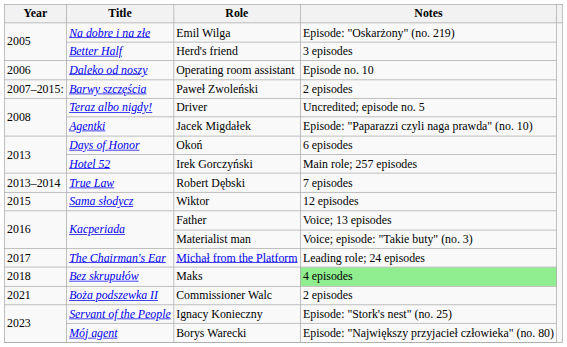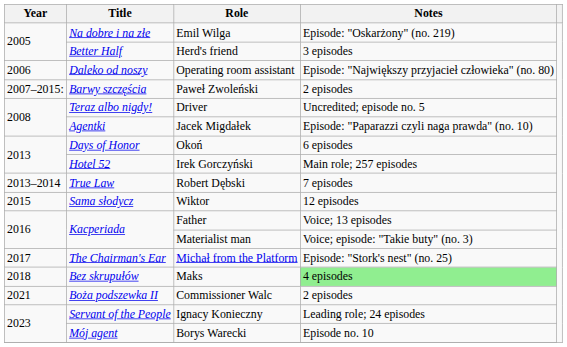(338, 70) Episode no. 10 -> (428, 70) Episode: "Największy przyjacieł człowieka" (no. 80)
(364, 257) Leading role; 24 episodes -> (377, 257) Episode: "Stork's nest" (no. 25)
(377, 314) Episode: "Stork's nest" (no. 25) -> (364, 314) Leading role; 24 episodes
(428, 333) Episode: "Największy przyjacieł człowieka" (no. 80) -> (338, 333) Episode no. 10
